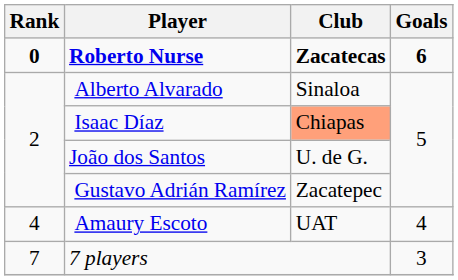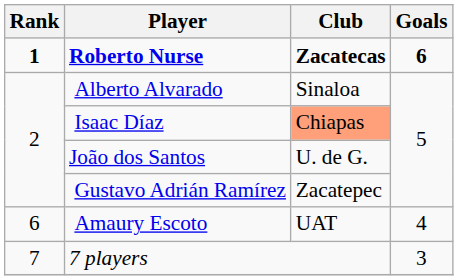(34, 55) 0 -> (34, 55) 1
(34, 223) 4 -> (34, 223) 6
